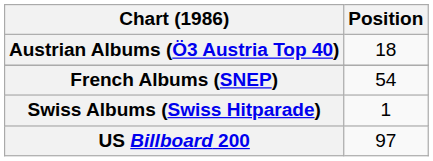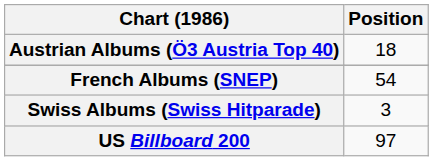(386, 110) 1 -> (386, 110) 3
